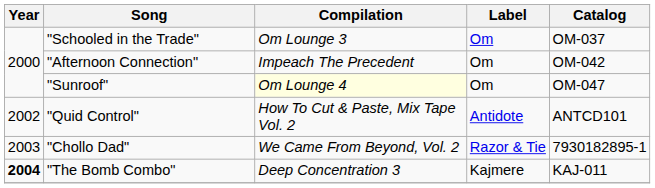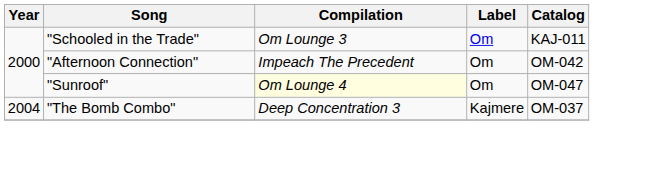(579, 39) OM-037 -> (558, 39) KAJ-011
- row: (93, 116)
- row: (88, 147)
(24, 170) bold -> (24, 108) normal
(580, 170) KAJ-011 -> (557, 108) OM-037
